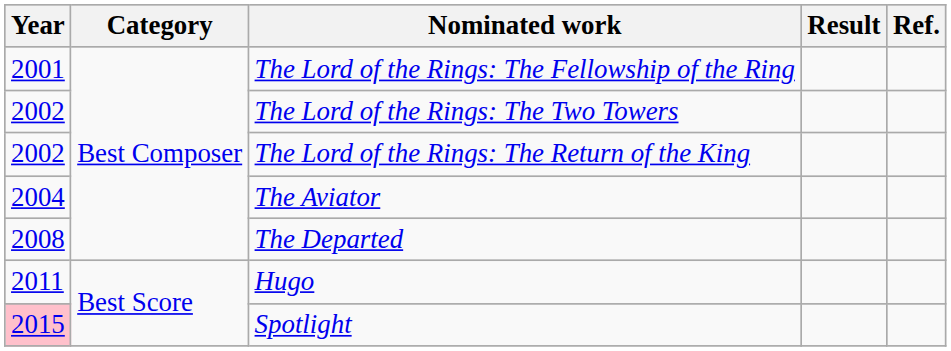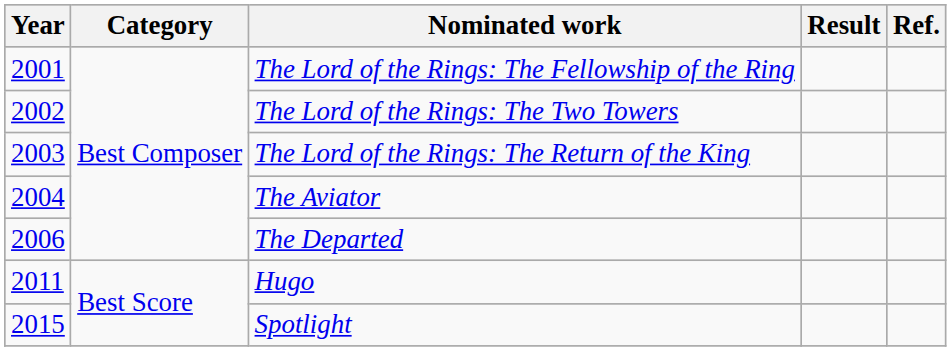(38, 153) 2002 -> (38, 153) 2003
(38, 238) 2008 -> (38, 238) 2006
(38, 324) pink background -> (38, 324) no background
